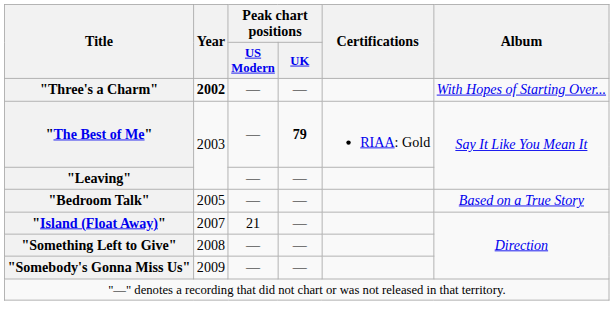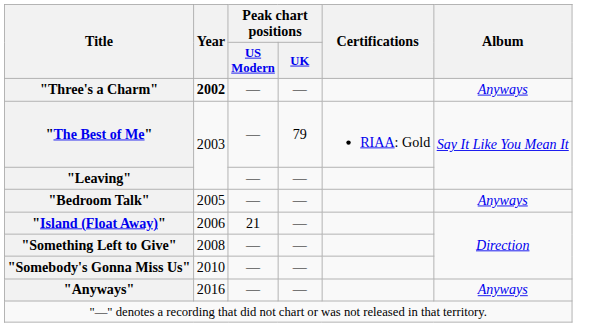(521, 89) With Hopes of Starting Over... -> (503, 89) Anyways
(300, 134) bold -> (300, 134) normal
(521, 200) Based on a True Story -> (503, 200) Anyways
(211, 223) 2007 -> (211, 223) 2006
(211, 267) 2009 -> (211, 267) 2010
+ row: (99, 290)
